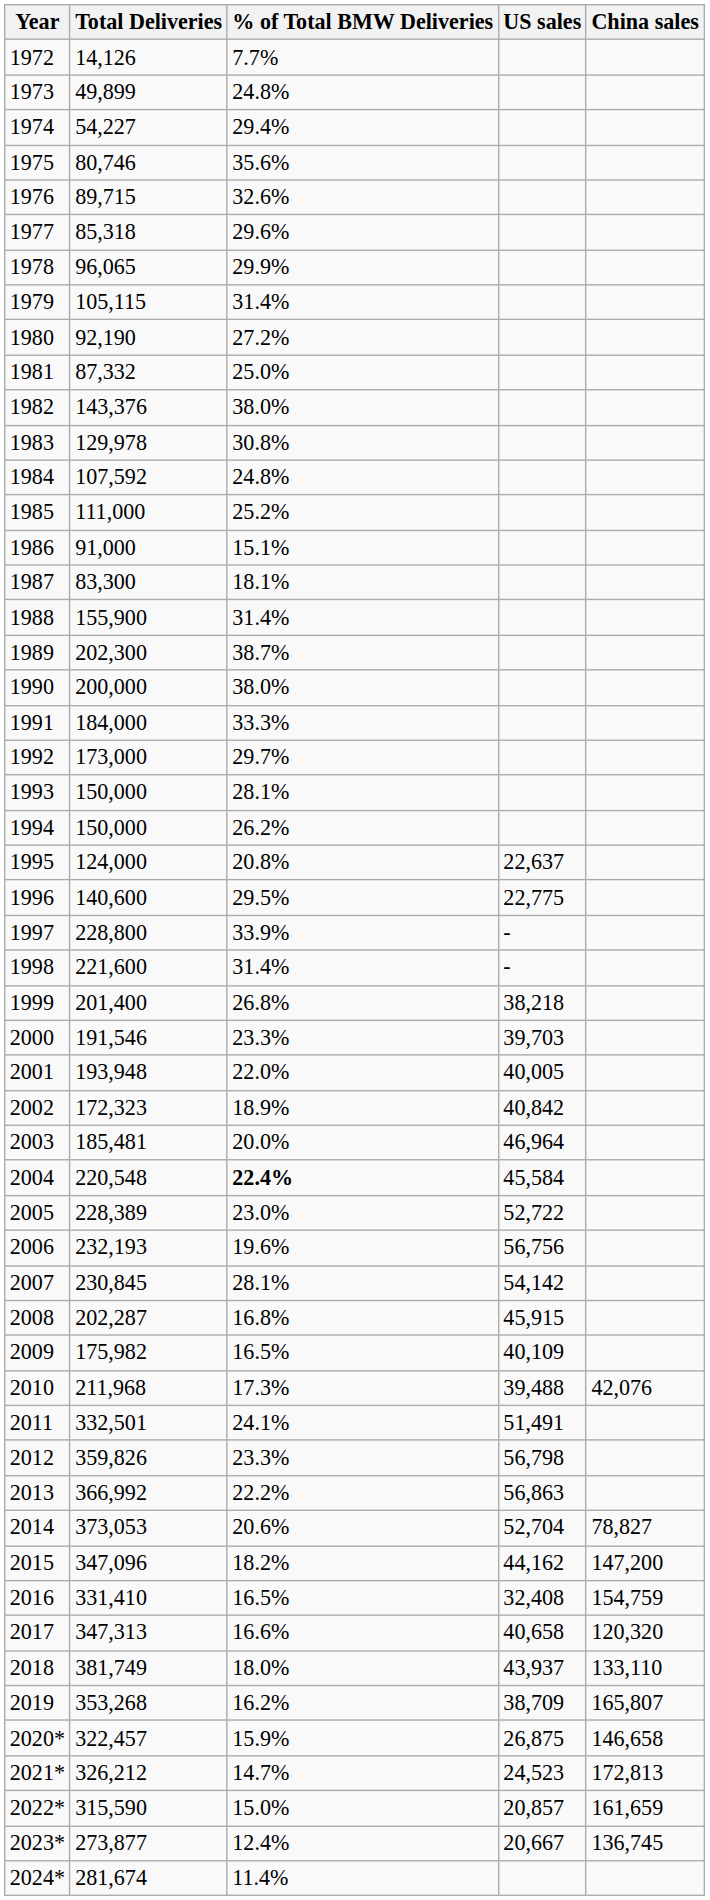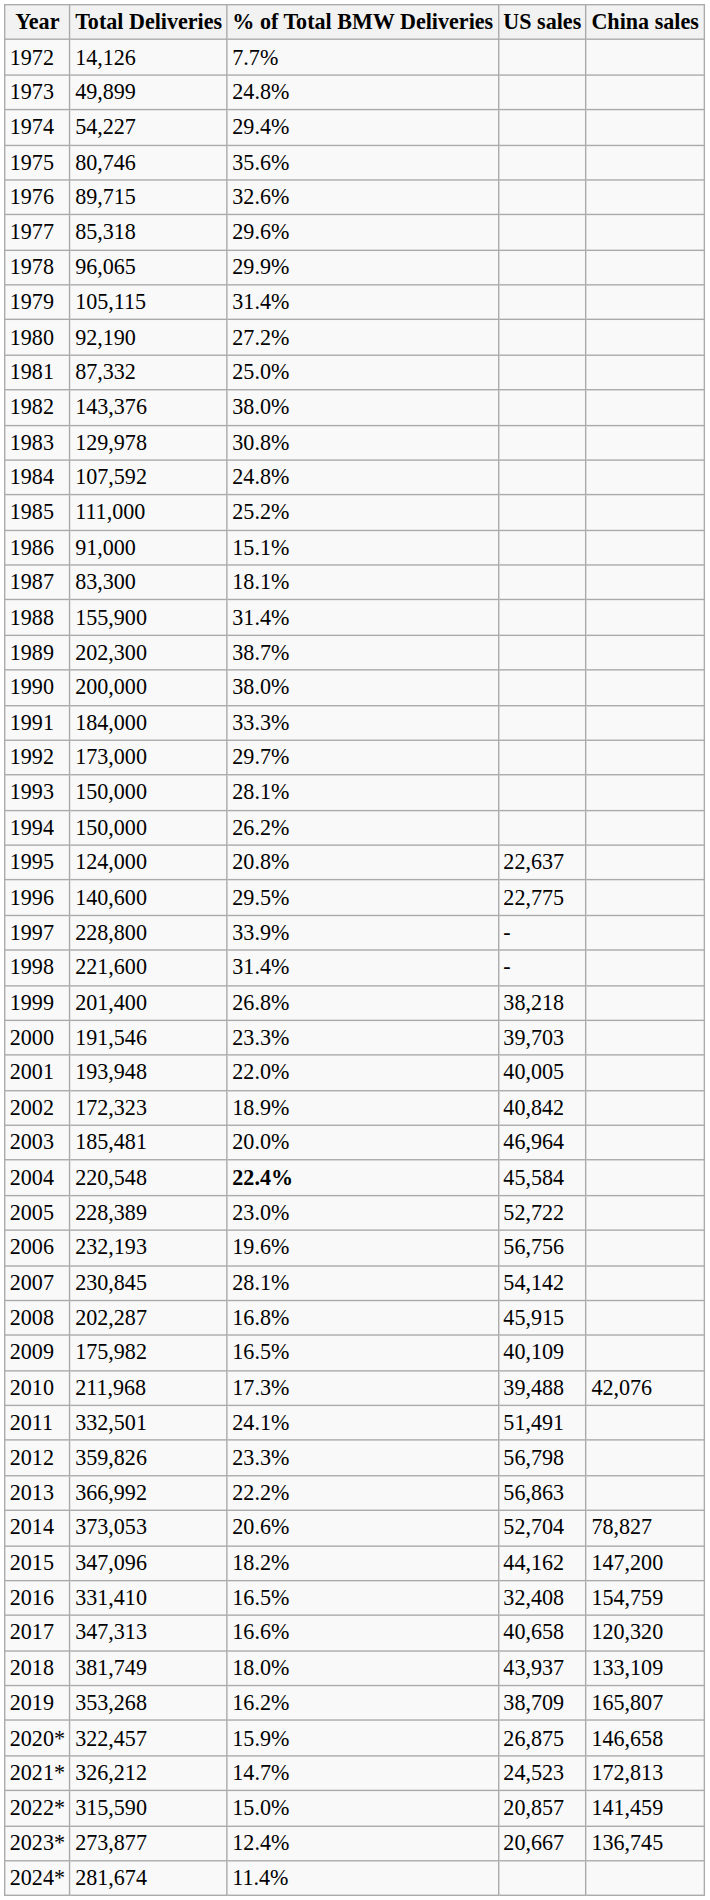(627, 1667) 133,110 -> (627, 1667) 133,109
(627, 1807) 161,659 -> (627, 1807) 141,459
